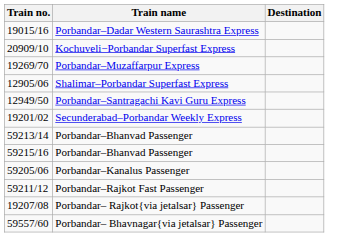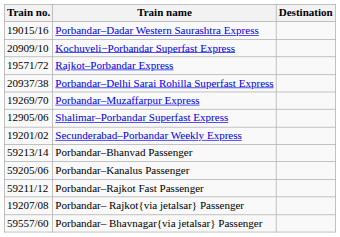+ row: (28, 65)
+ row: (28, 83)
- row: (28, 100)
- row: (28, 153)
